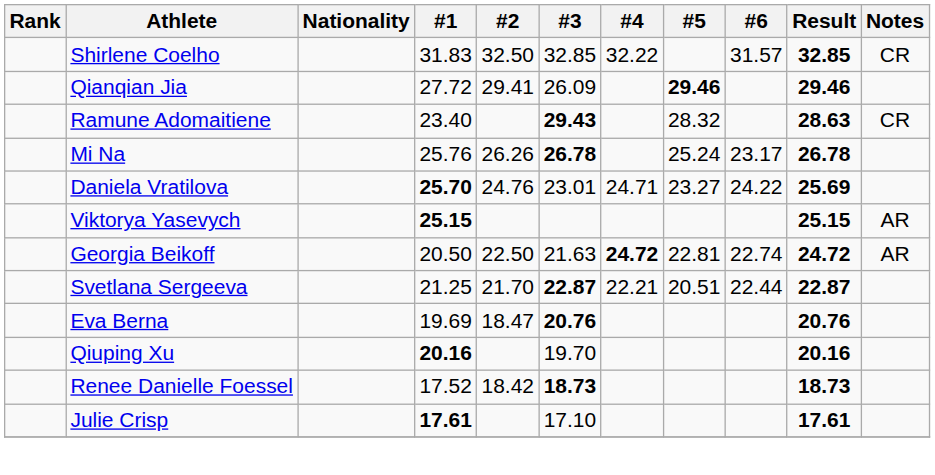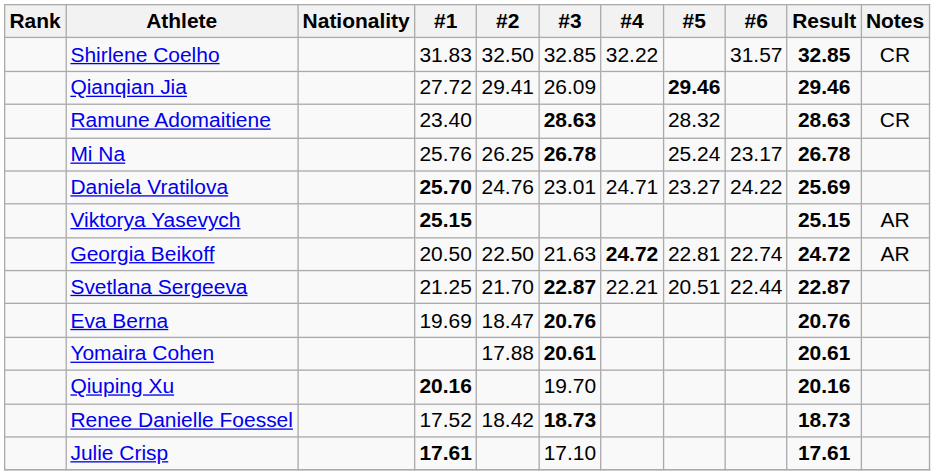(570, 120) 29.43 -> (570, 120) 28.63
(508, 154) 26.26 -> (508, 154) 26.25
+ row: (142, 353)
